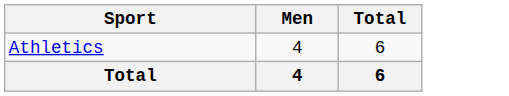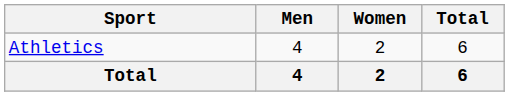+ column: (380, 19)
